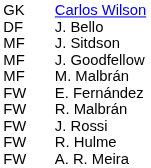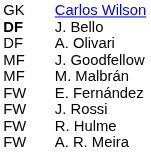(13, 27) normal -> (13, 27) bold
+ row: (85, 43)
- row: (87, 43)
- row: (91, 109)
